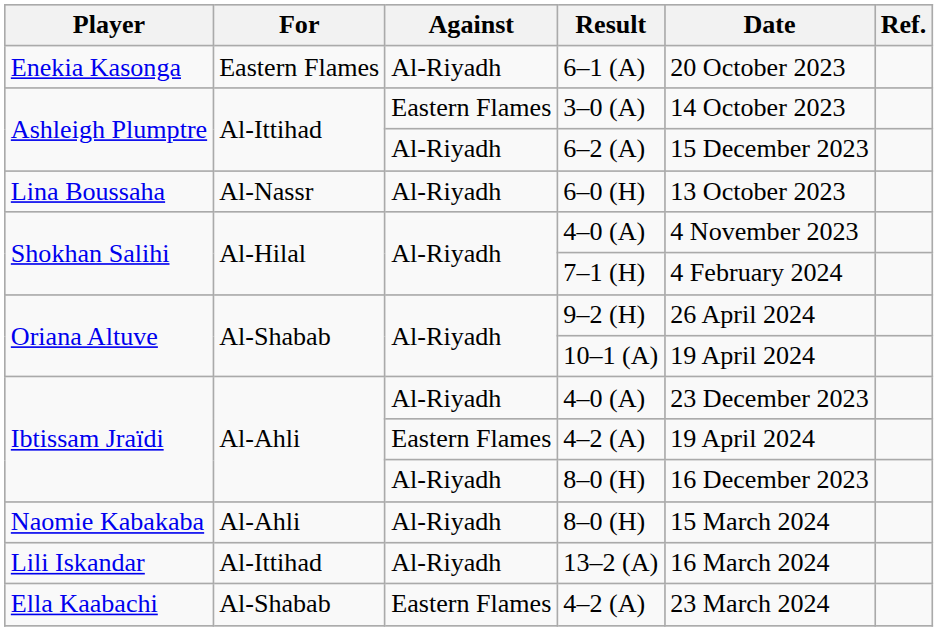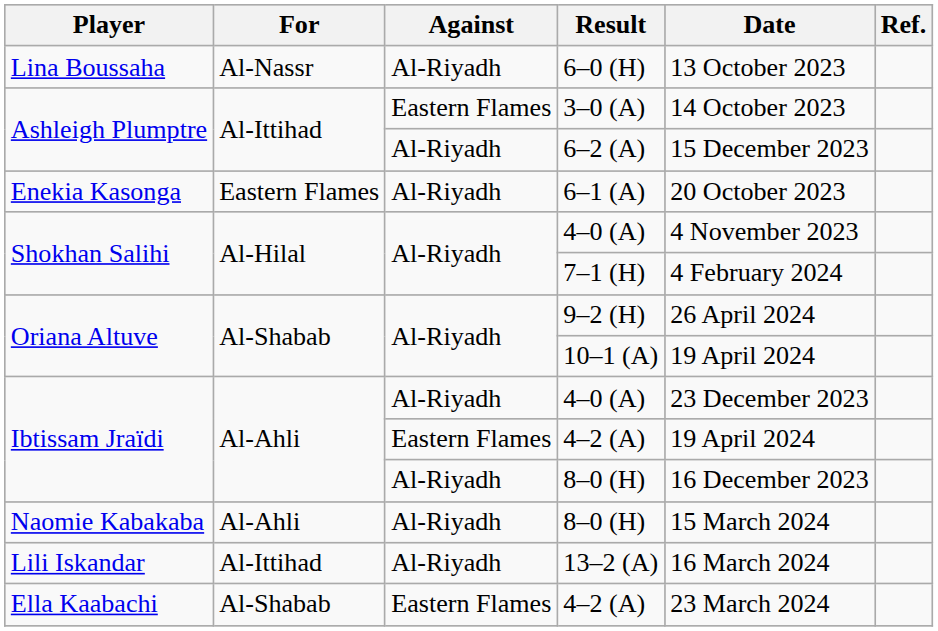rows swapped: (88, 190) <-> (96, 66)
